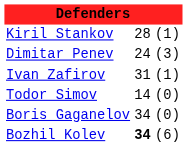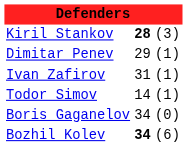(143, 34) normal -> (143, 34) bold
(167, 34) (1) -> (167, 34) (3)
(143, 54) 24 -> (143, 54) 29
(167, 54) (3) -> (167, 54) (1)
(167, 95) (0) -> (167, 95) (1)
